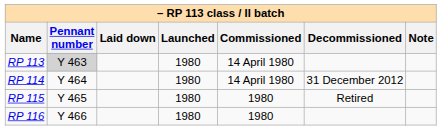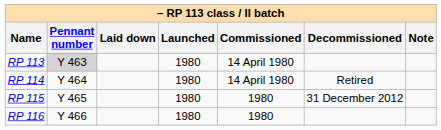(355, 80) 31 December 2012 -> (355, 80) Retired
(355, 98) Retired -> (355, 98) 31 December 2012
